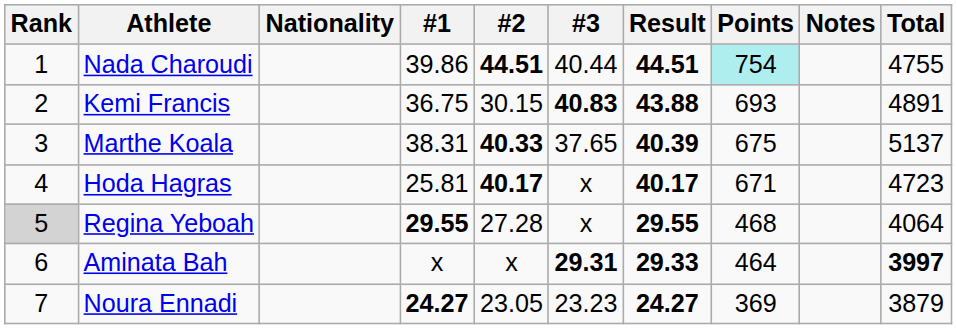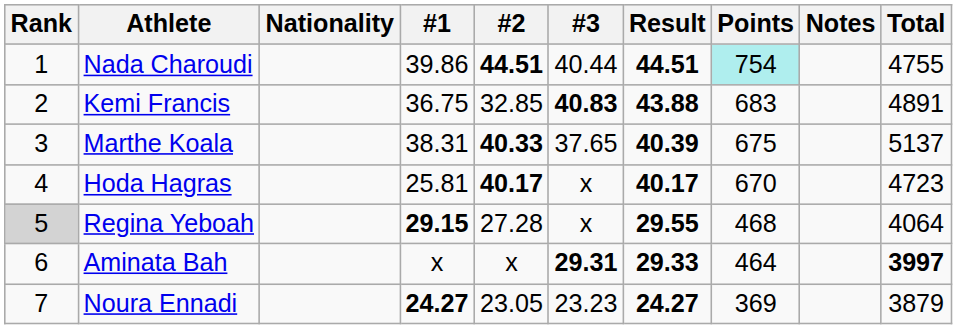(511, 104) 30.15 -> (511, 104) 32.85
(756, 104) 693 -> (756, 104) 683
(756, 183) 671 -> (756, 183) 670
(437, 223) 29.55 -> (437, 223) 29.15
